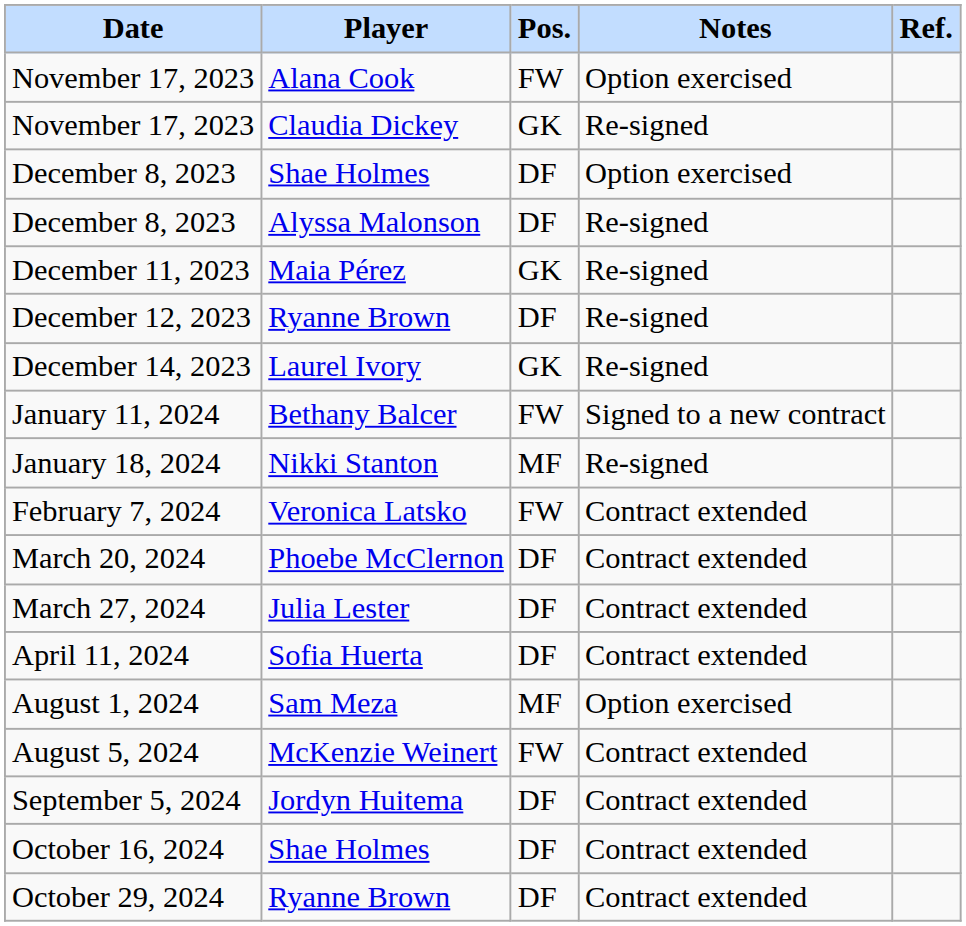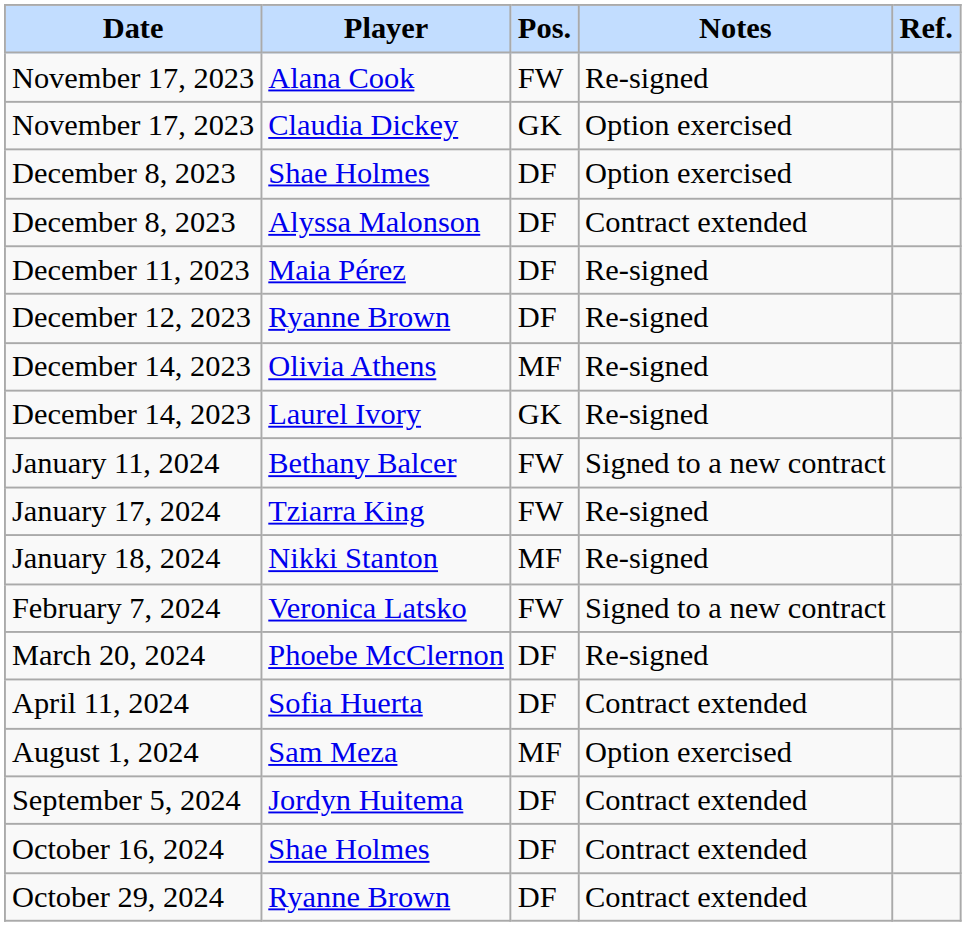(688, 76) Option exercised -> (647, 76) Re-signed
(647, 125) Re-signed -> (688, 125) Option exercised
(647, 221) Re-signed -> (696, 221) Contract extended
(540, 269) GK -> (537, 269) DF
+ row: (131, 366)
+ row: (116, 510)
(696, 510) Contract extended -> (735, 607) Signed to a new contract
(696, 558) Contract extended -> (647, 655) Re-signed
- row: (109, 607)
- row: (105, 751)
